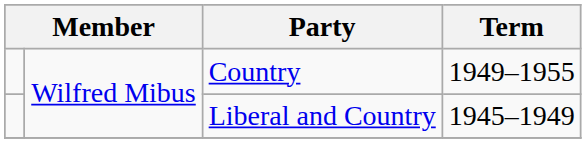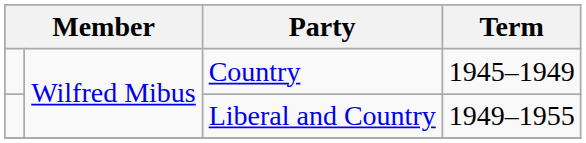(512, 71) 1949–1955 -> (512, 71) 1945–1949
(512, 115) 1945–1949 -> (512, 115) 1949–1955
